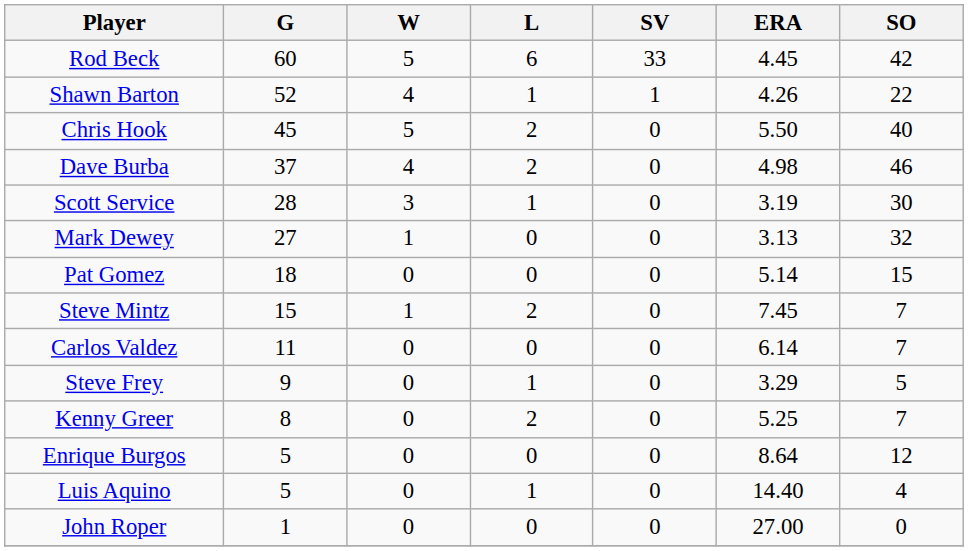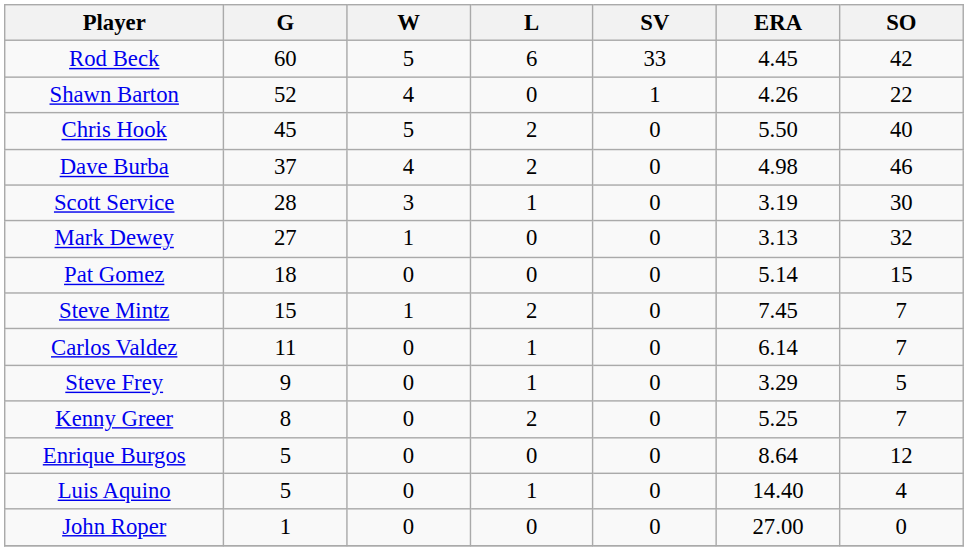(532, 94) 1 -> (532, 94) 0
(532, 346) 0 -> (532, 346) 1
